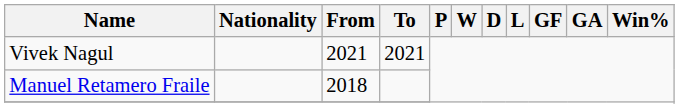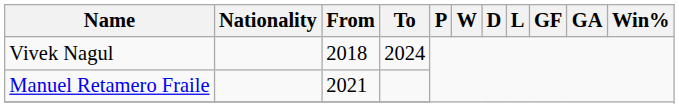(347, 53) 2021 -> (347, 53) 2018
(405, 53) 2021 -> (405, 53) 2024
(347, 85) 2018 -> (347, 85) 2021
